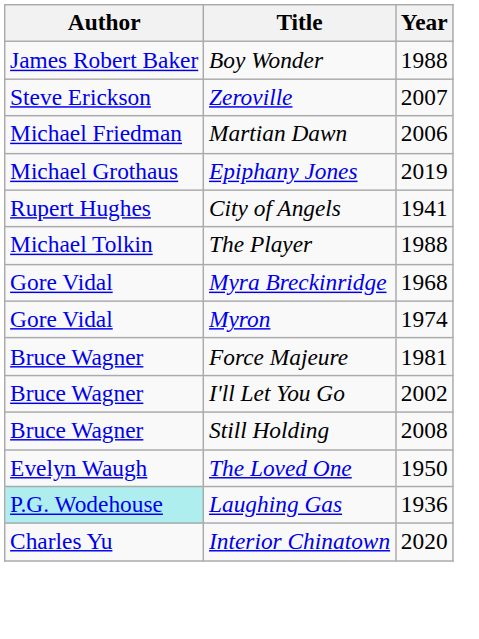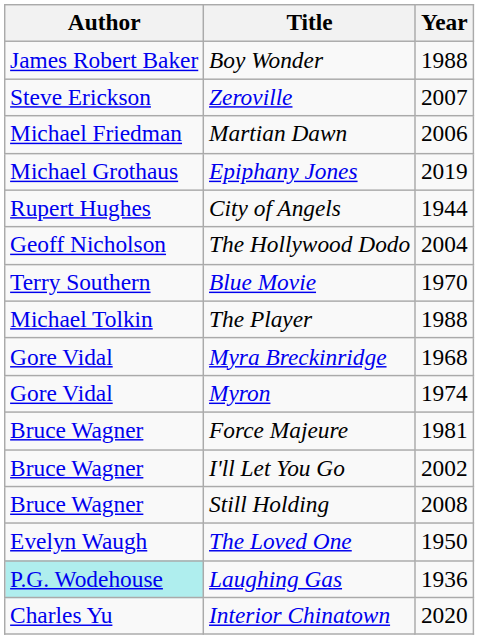(424, 208) 1941 -> (444, 208) 1944
+ row: (310, 245)
+ row: (263, 282)
